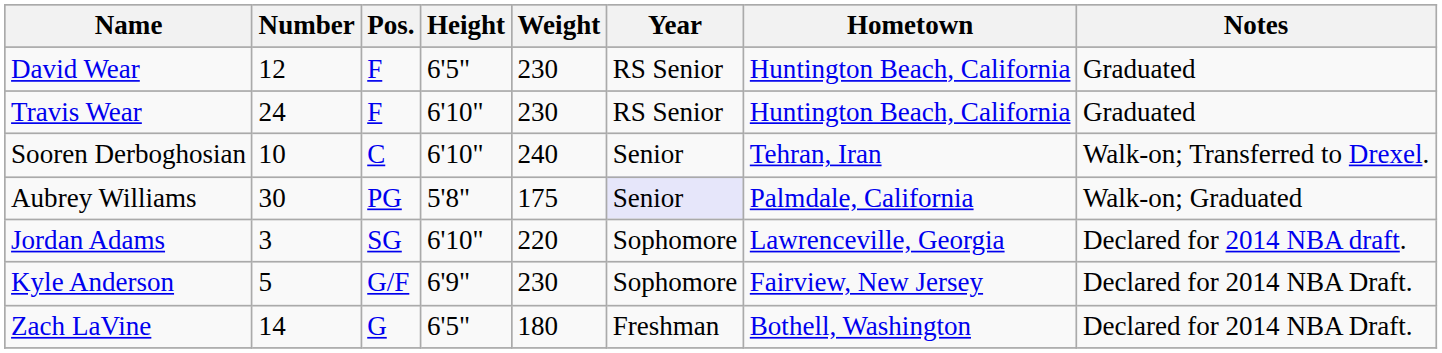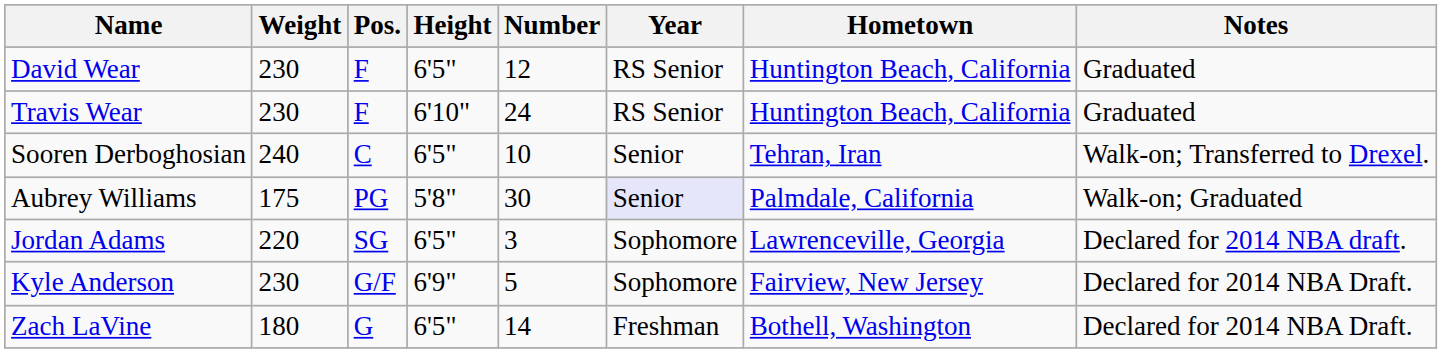columns swapped: (307, 25) <-> (559, 25)
(455, 154) 6'10" -> (435, 154) 6'5"
(455, 240) 6'10" -> (435, 240) 6'5"
